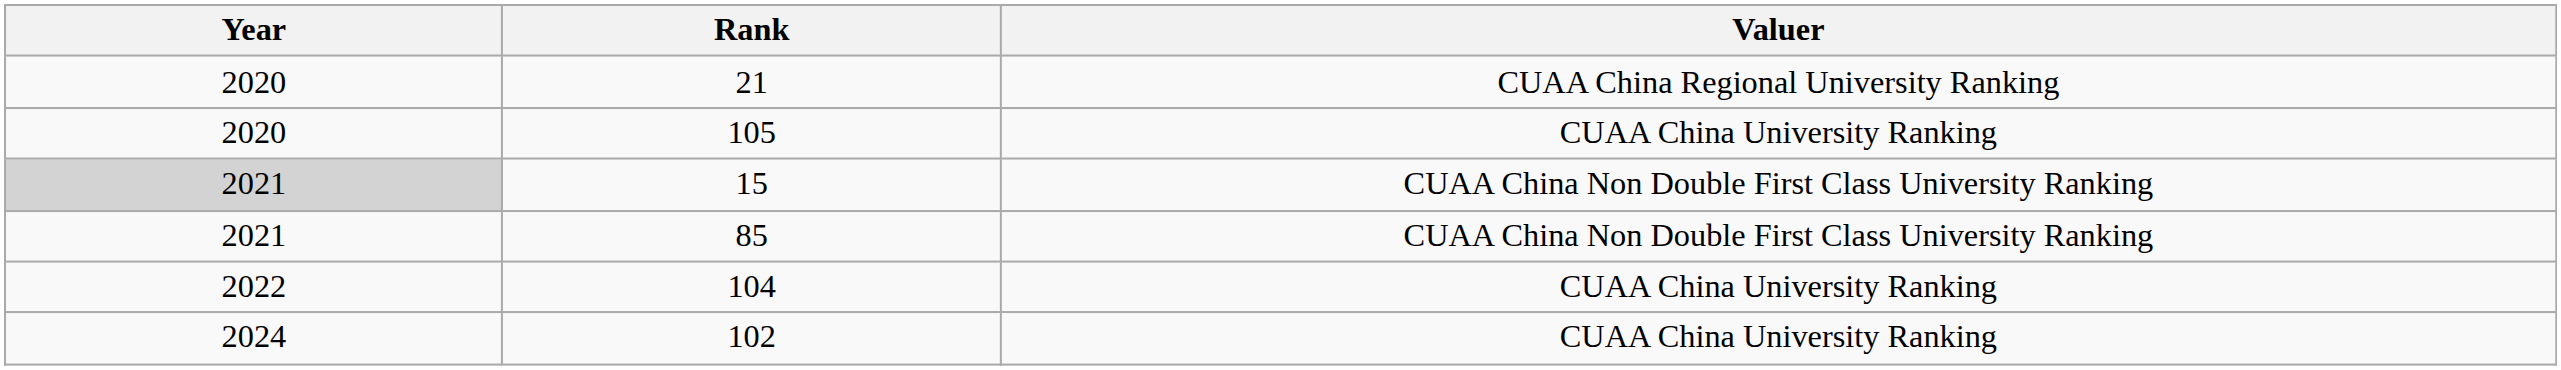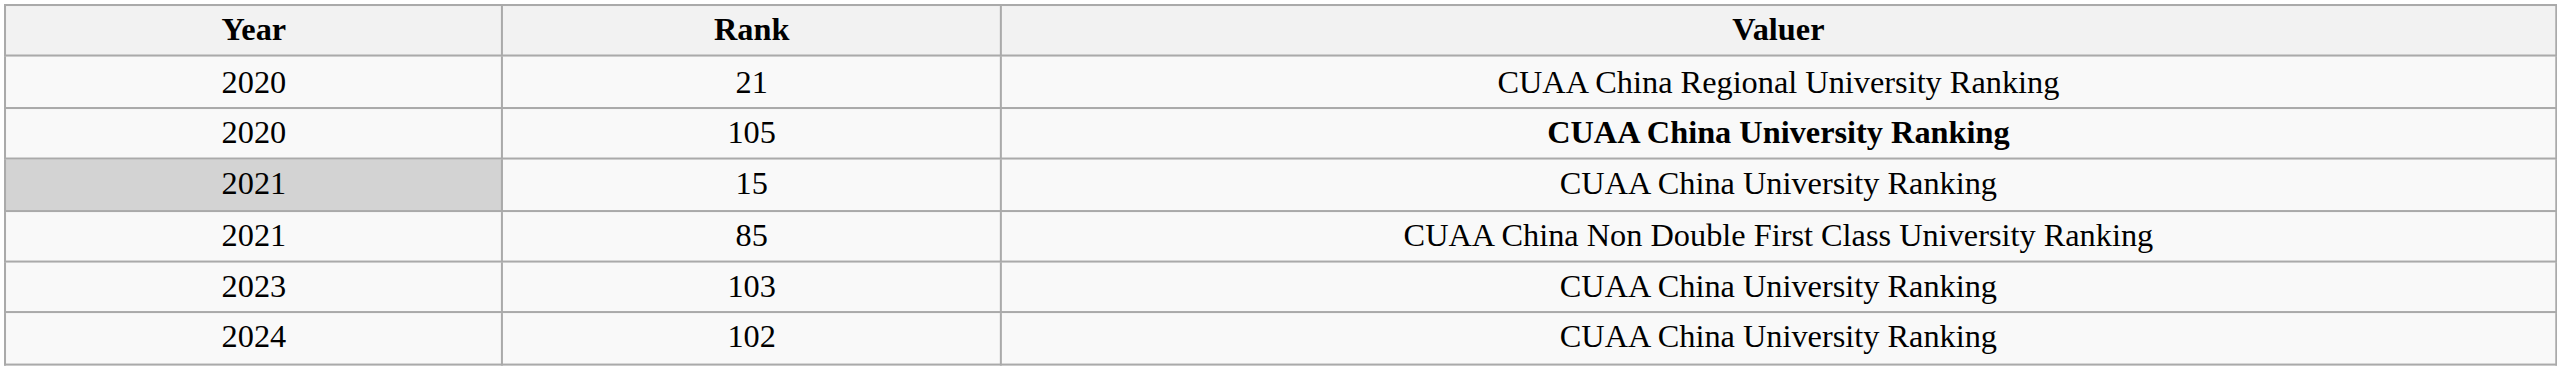(1778, 132) normal -> (1778, 132) bold
(1778, 183) CUAA China Non Double First Class University Ranking -> (1778, 183) CUAA China University Ranking
- row: (752, 286)
+ row: (752, 286)
